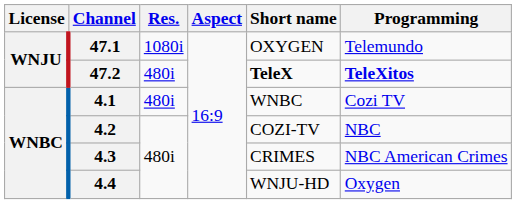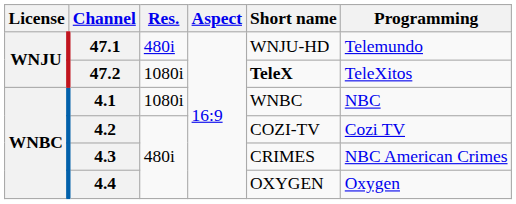(164, 45) 1080i -> (159, 45) 480i
(287, 45) OXYGEN -> (290, 45) WNJU-HD
(159, 73) 480i -> (164, 73) 1080i
(379, 73) bold -> (379, 73) normal
(159, 101) 480i -> (164, 101) 1080i
(375, 101) Cozi TV -> (363, 101) NBC
(363, 128) NBC -> (375, 128) Cozi TV
(290, 184) WNJU-HD -> (287, 184) OXYGEN
